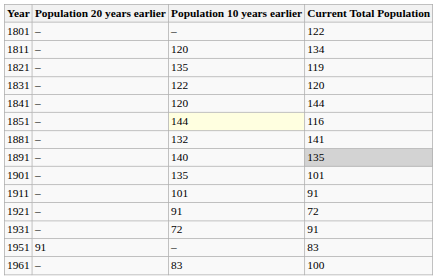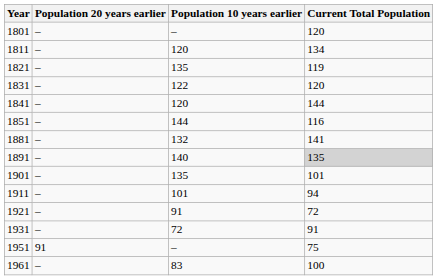(316, 31) 122 -> (316, 31) 120
(180, 121) lightyellow background -> (180, 121) no background
(313, 193) 91 -> (313, 193) 94
(313, 247) 83 -> (313, 247) 75
